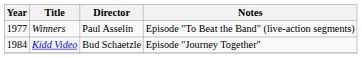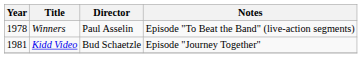(17, 28) 1977 -> (17, 28) 1978
(17, 45) 1984 -> (17, 45) 1981
